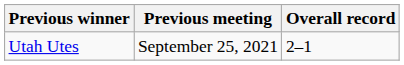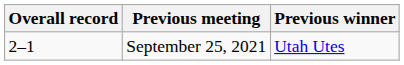columns swapped: (341, 18) <-> (69, 18)
